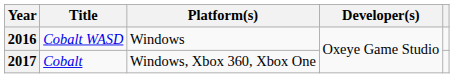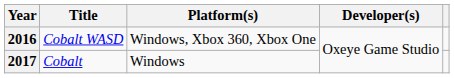(157, 38) Windows -> (223, 38) Windows, Xbox 360, Xbox One
(223, 61) Windows, Xbox 360, Xbox One -> (157, 61) Windows
